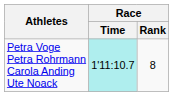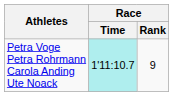(153, 65) 8 -> (153, 65) 9
